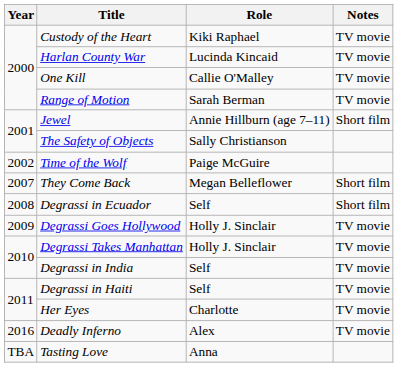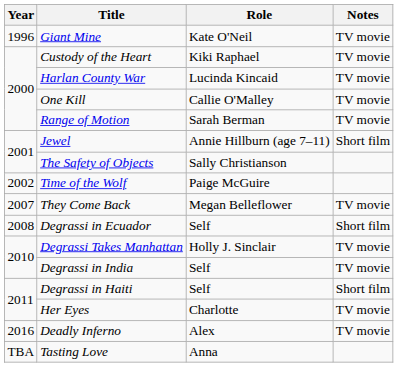+ row: (71, 36)
(363, 183) Short film -> (363, 204) TV movie
- row: (110, 225)
(363, 288) TV movie -> (363, 288) Short film
